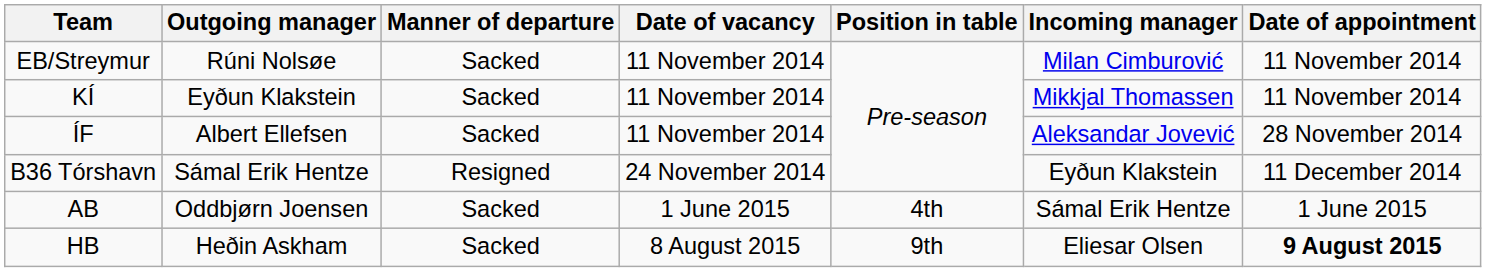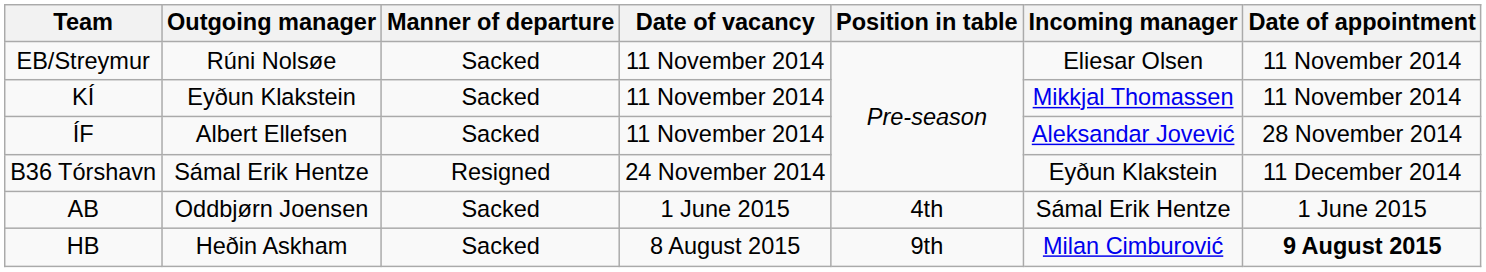(1133, 60) Milan Cimburović -> (1133, 60) Eliesar Olsen
(1133, 246) Eliesar Olsen -> (1133, 246) Milan Cimburović
